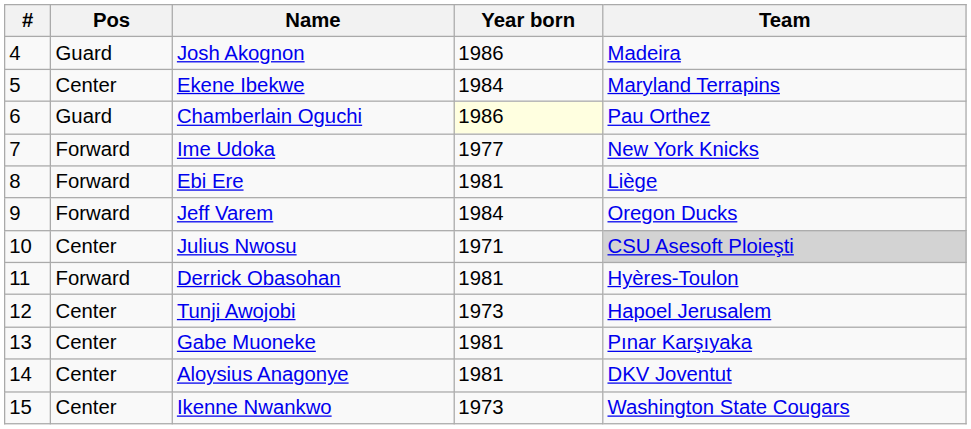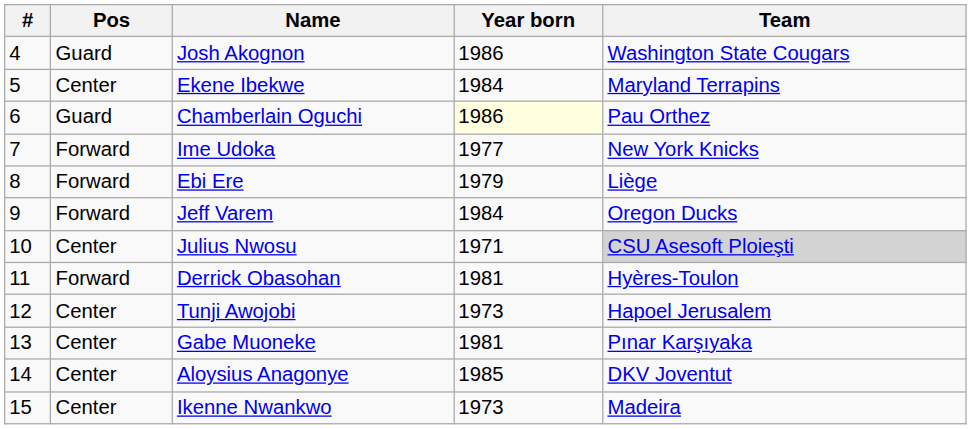(644, 52) Madeira -> (729, 52) Washington State Cougars
(481, 181) 1981 -> (481, 181) 1979
(481, 375) 1981 -> (481, 375) 1985
(729, 407) Washington State Cougars -> (644, 407) Madeira
